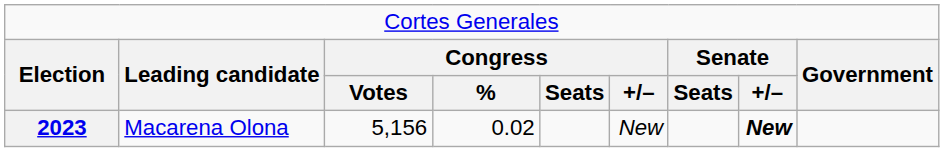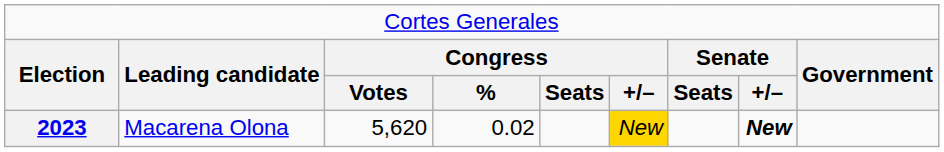(399, 127) 5,156 -> (399, 127) 5,620
(641, 127) no background -> (641, 127) gold background
